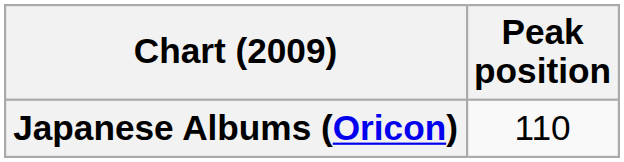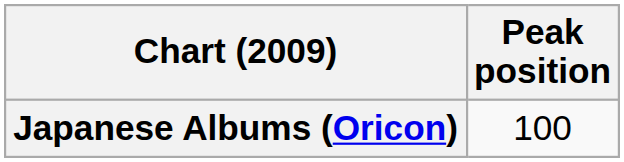(543, 127) 110 -> (543, 127) 100
